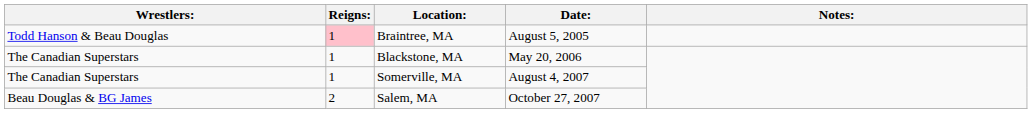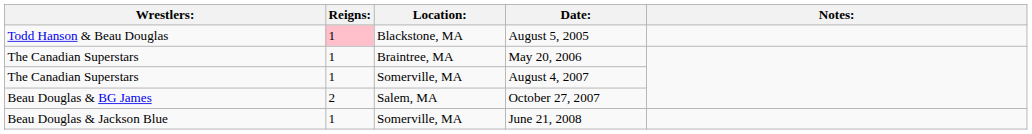(415, 35) Braintree, MA -> (420, 35) Blackstone, MA
(420, 56) Blackstone, MA -> (415, 56) Braintree, MA
+ row: (545, 118)
